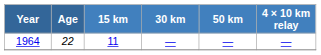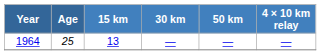(68, 42) 22 -> (68, 42) 25
(113, 42) 11 -> (113, 42) 13
